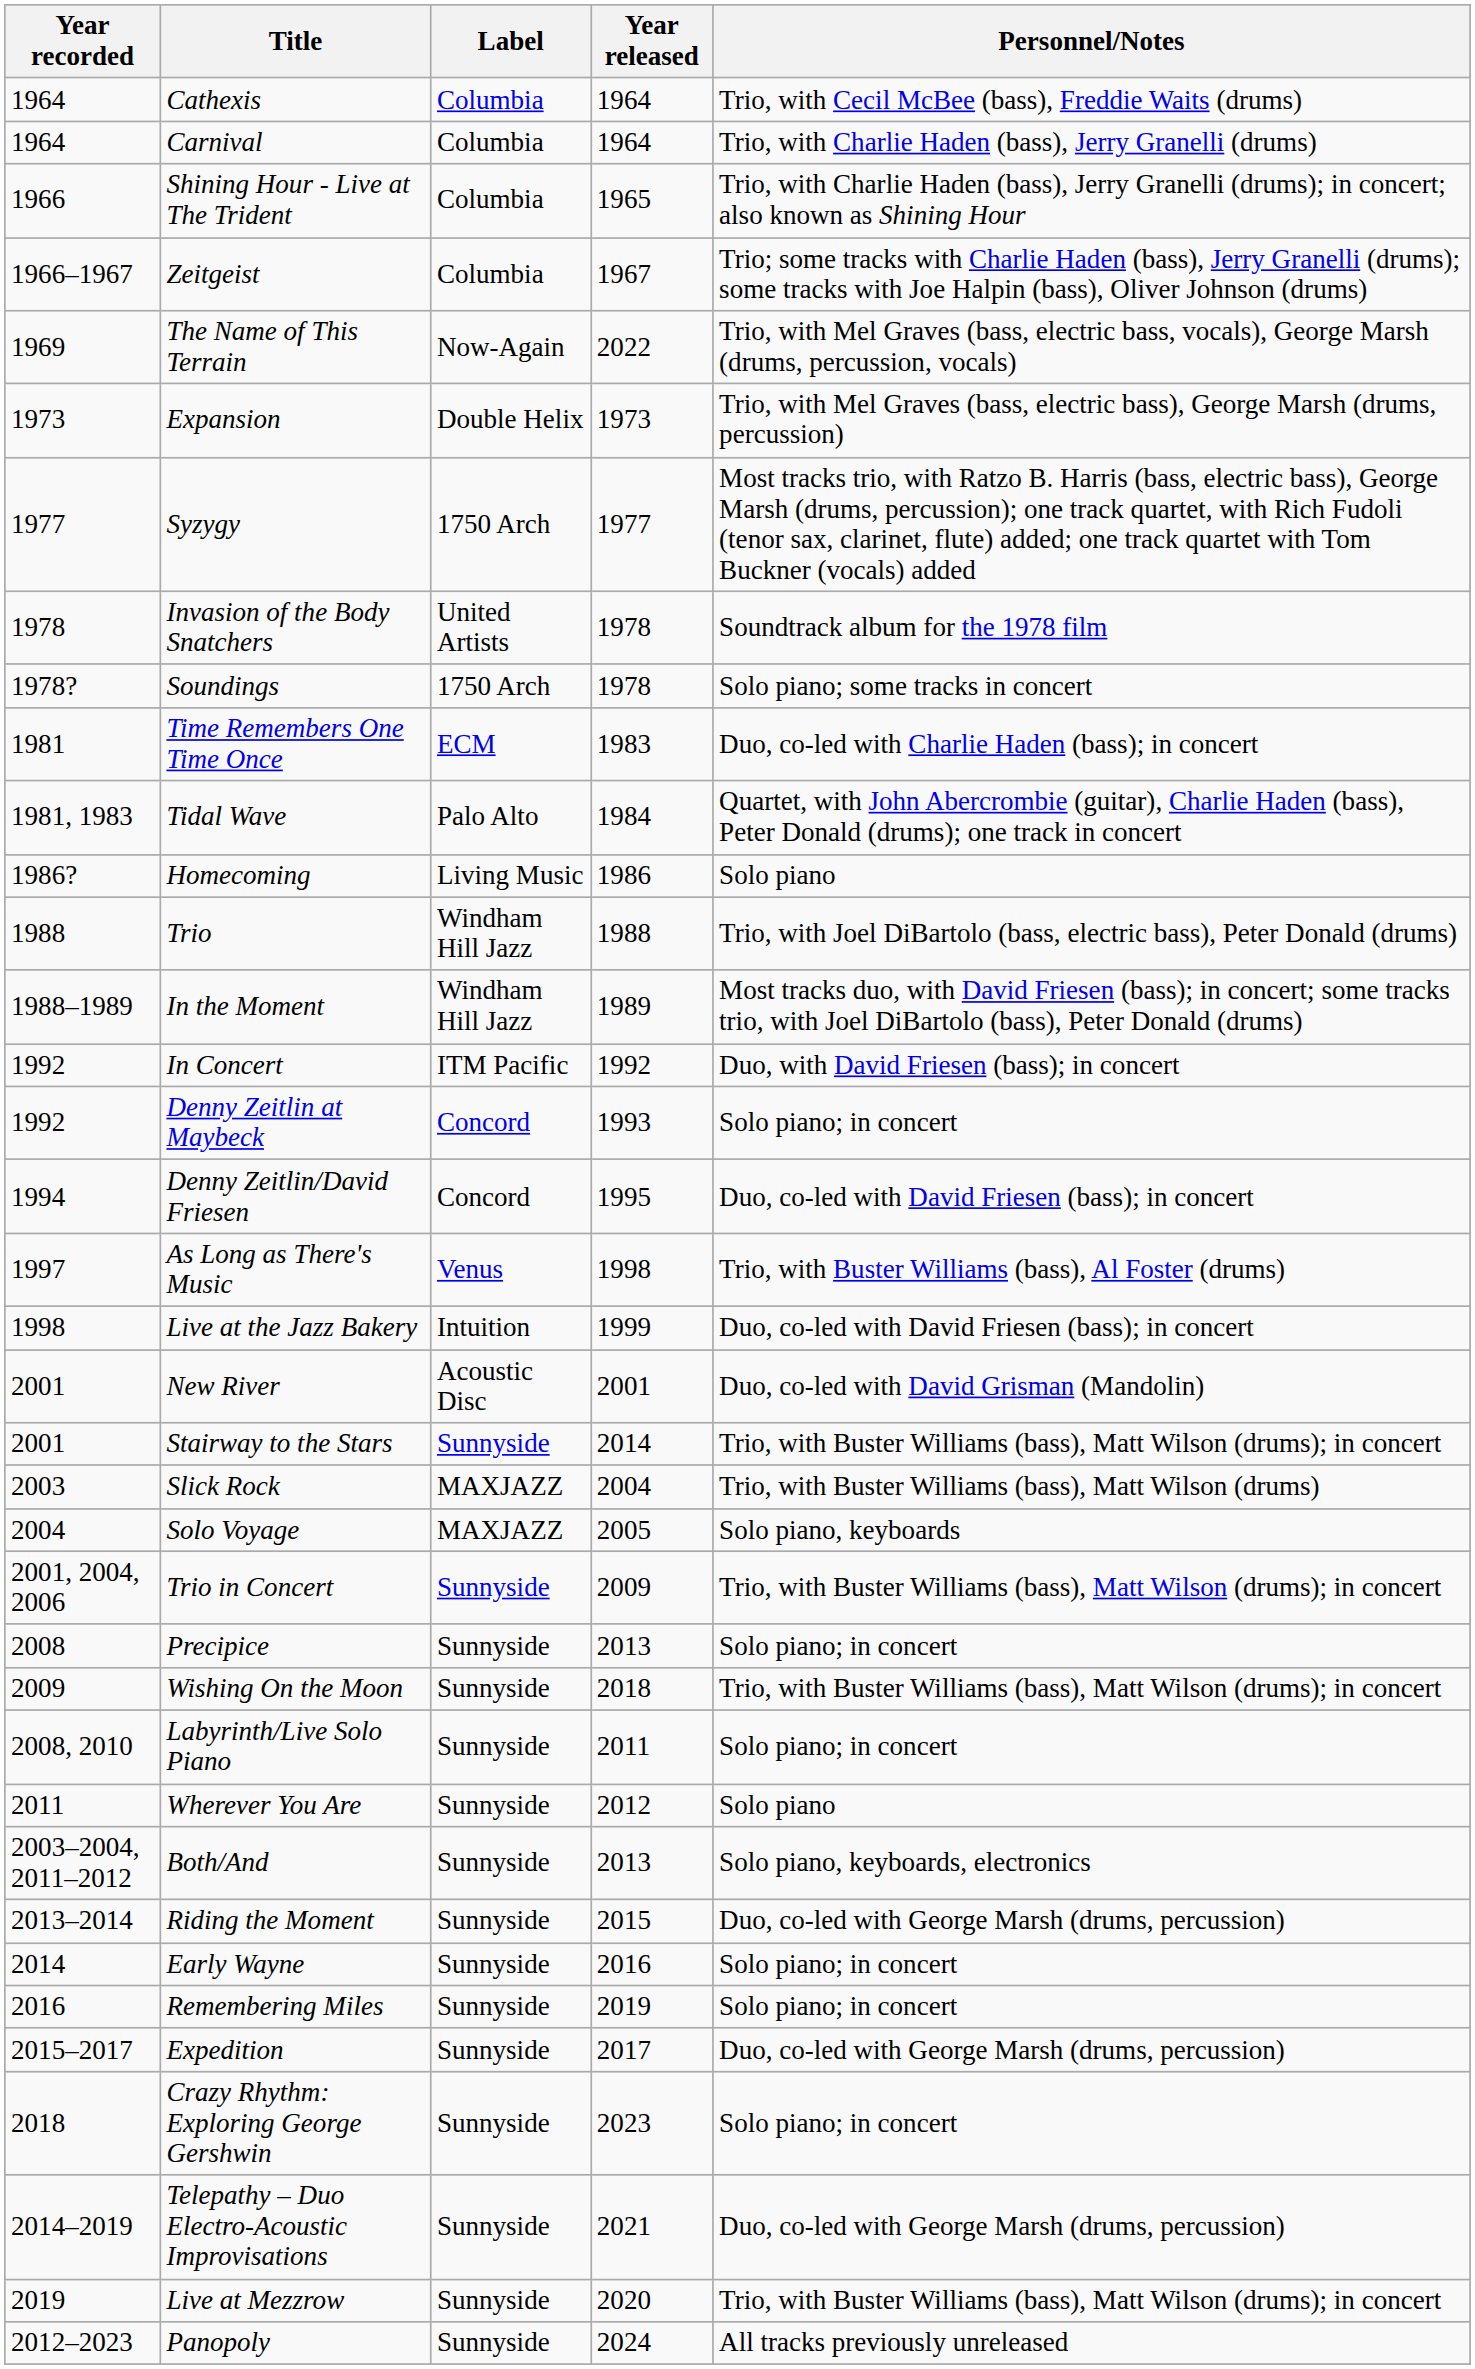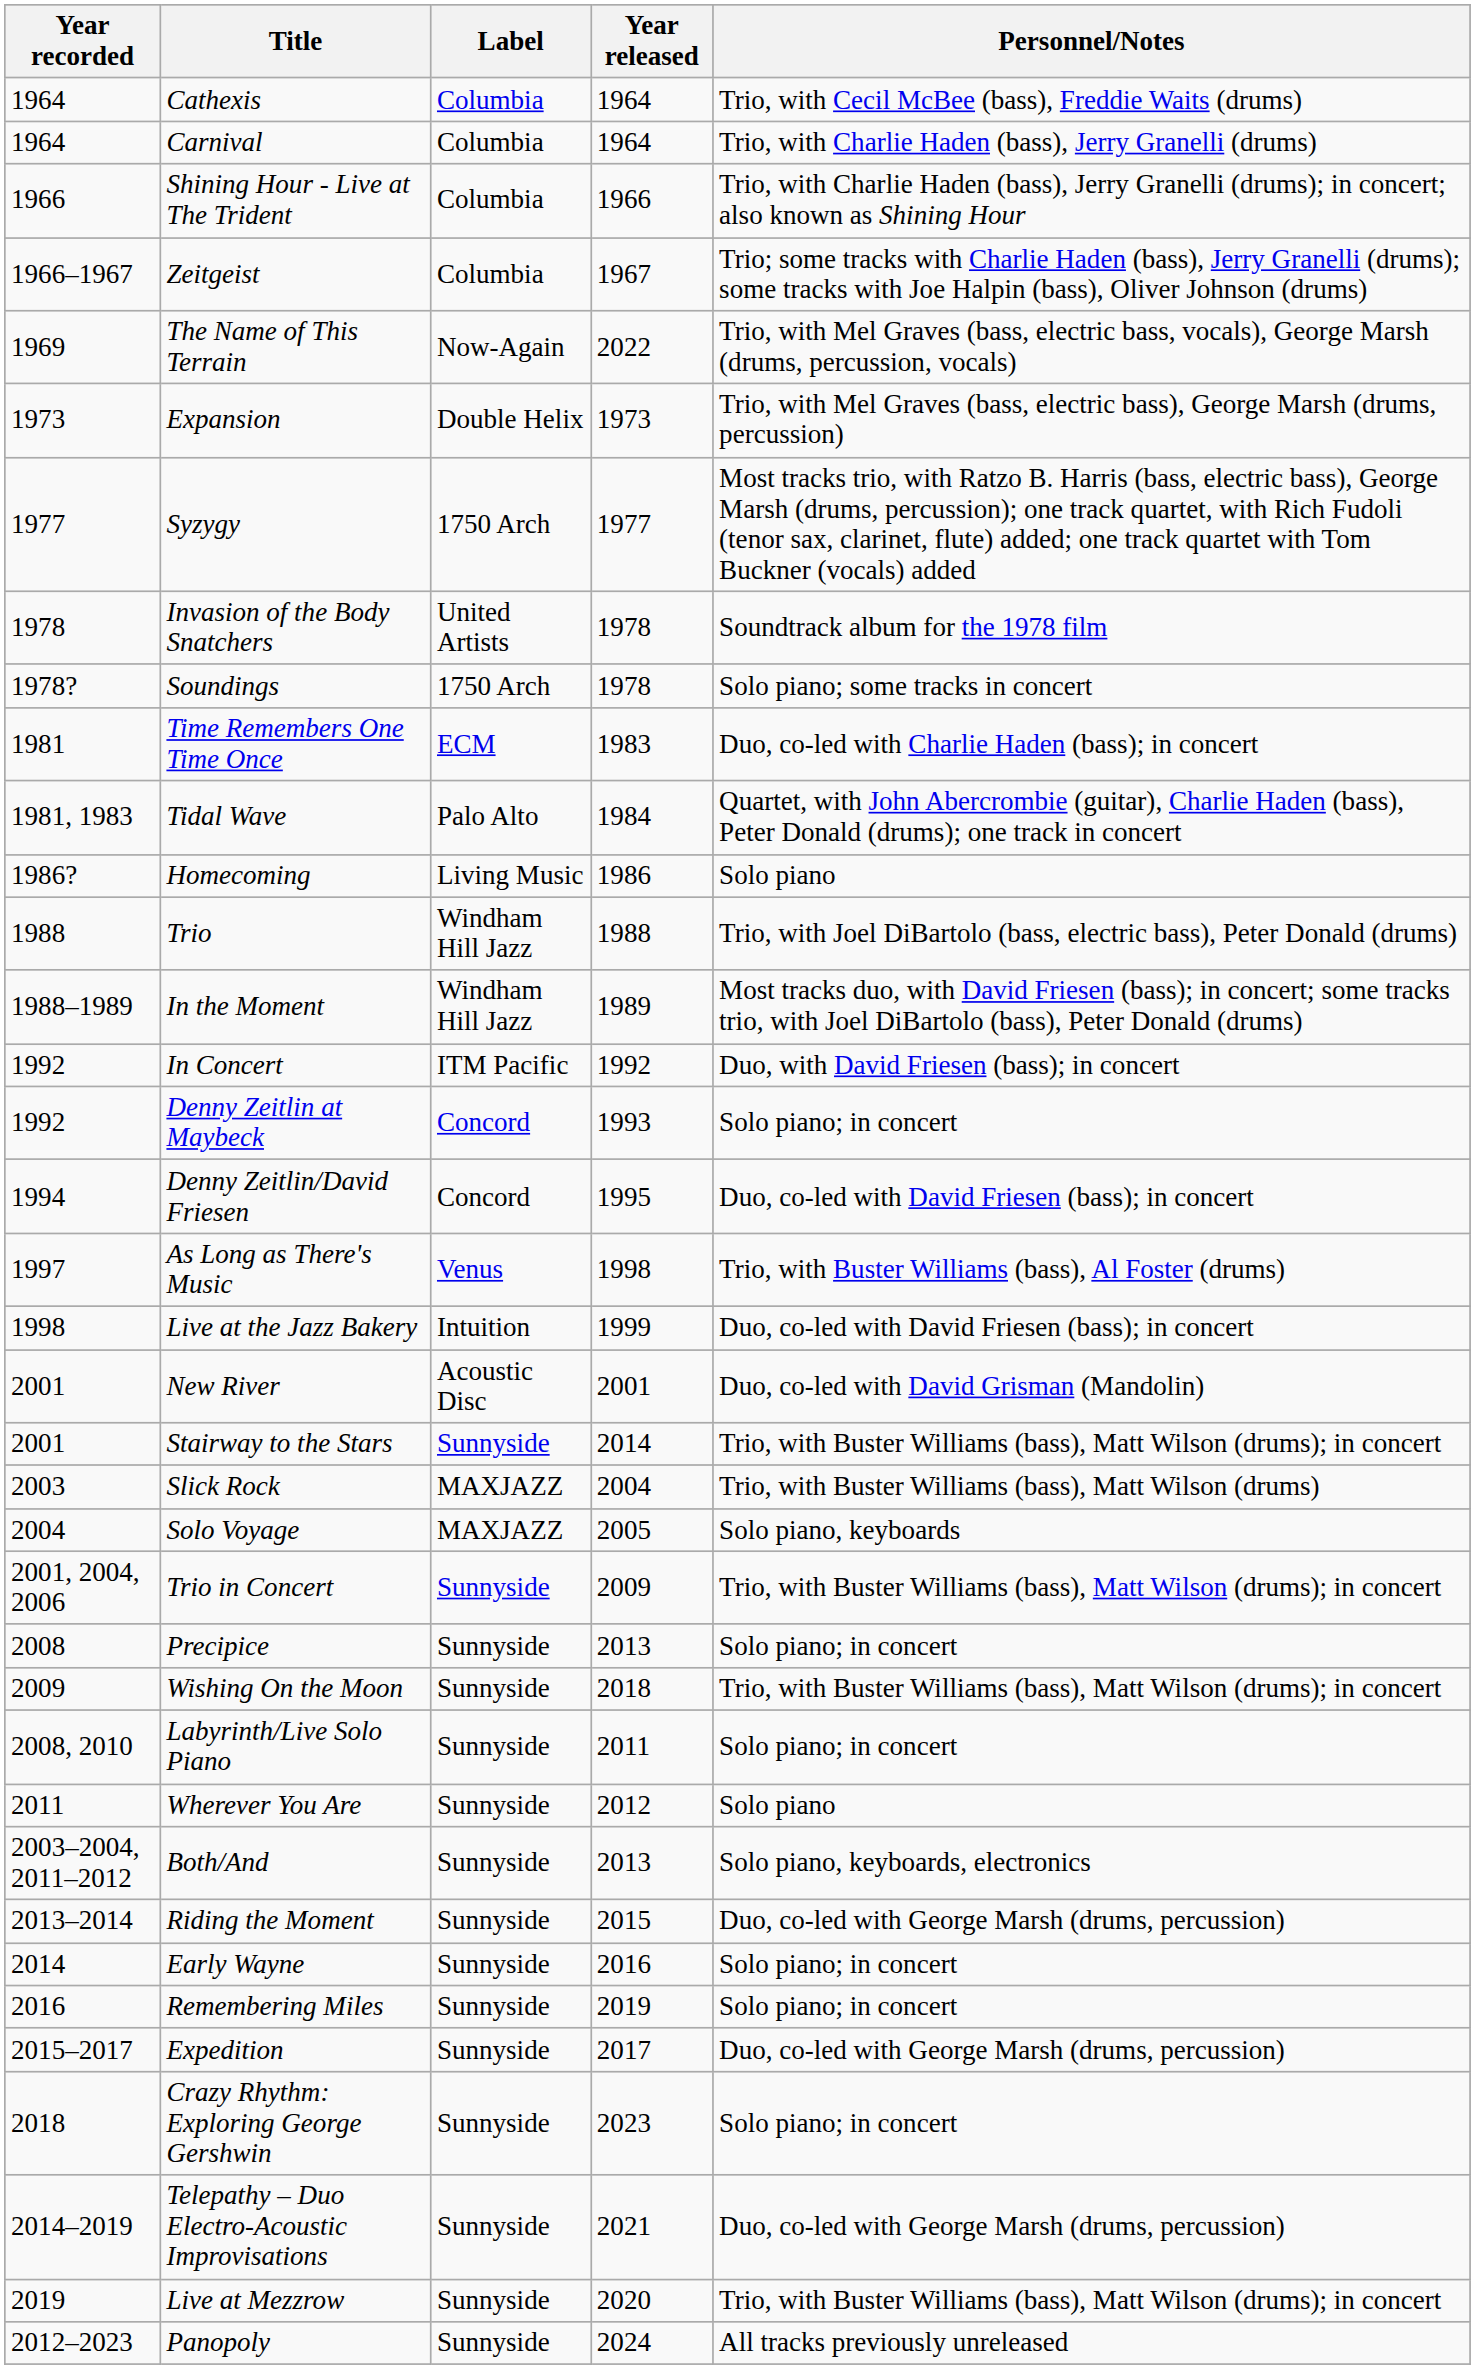(624, 200) 1965 -> (624, 200) 1966
